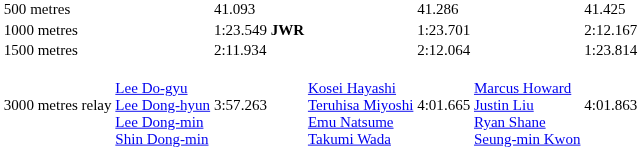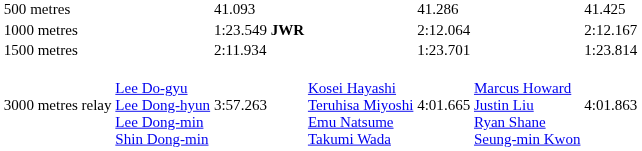(444, 29) 1:23.701 -> (444, 29) 2:12.064
(444, 50) 2:12.064 -> (444, 50) 1:23.701
